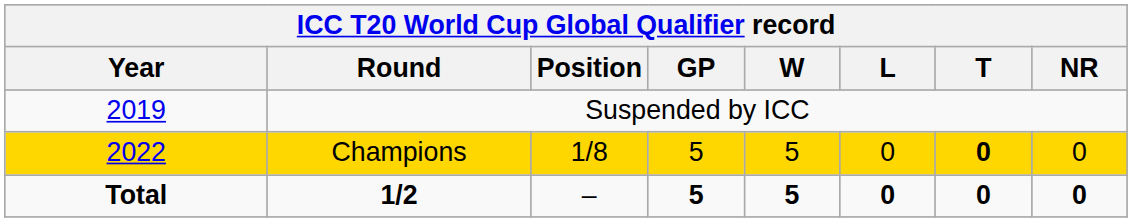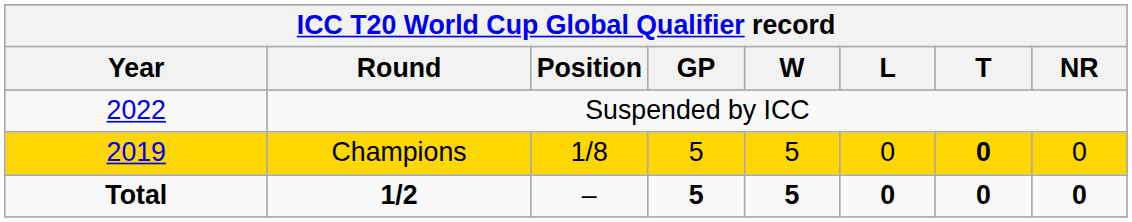(136, 110) 2019 -> (136, 110) 2022
(136, 152) 2022 -> (136, 152) 2019
